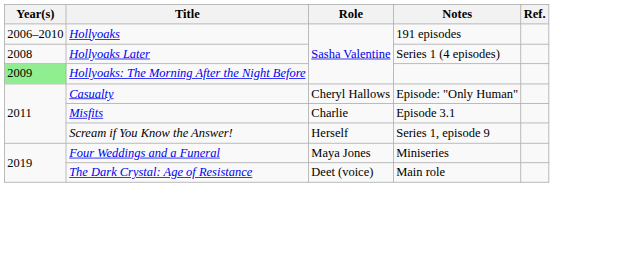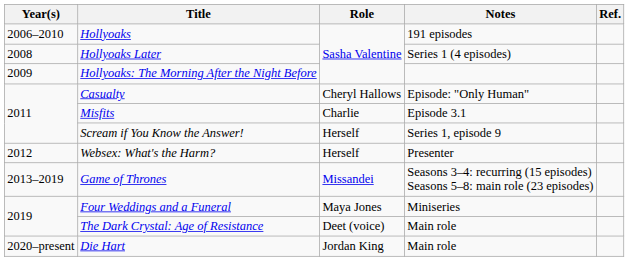(20, 73) lightgreen background -> (20, 73) no background
+ row: (148, 152)
+ row: (123, 179)
+ row: (103, 246)
